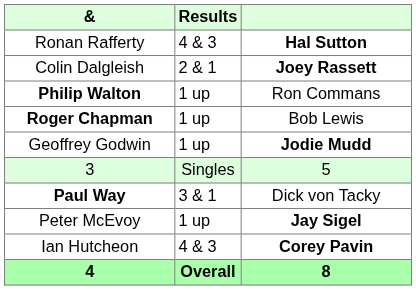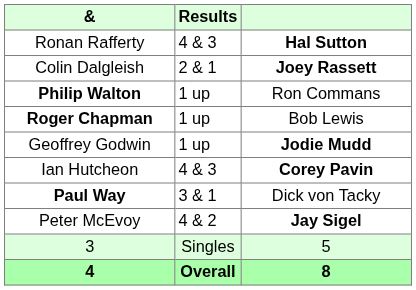rows swapped: (90, 246) <-> (90, 170)
(194, 221) 1 up -> (197, 221) 4 & 2
